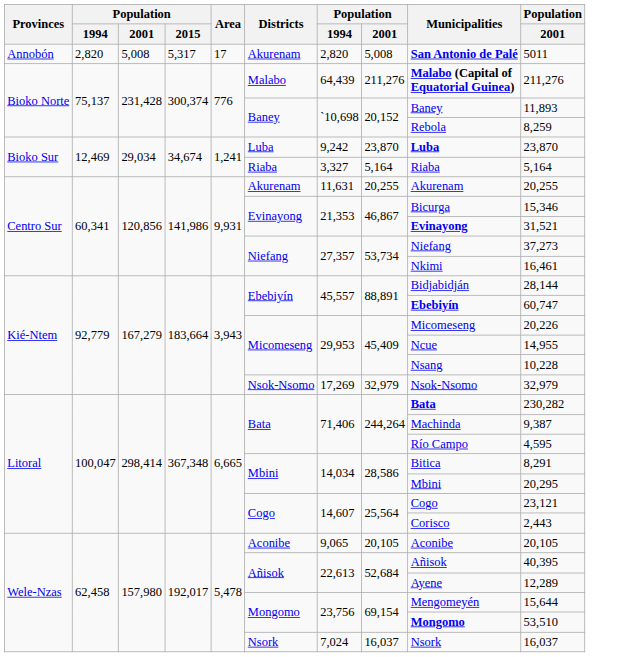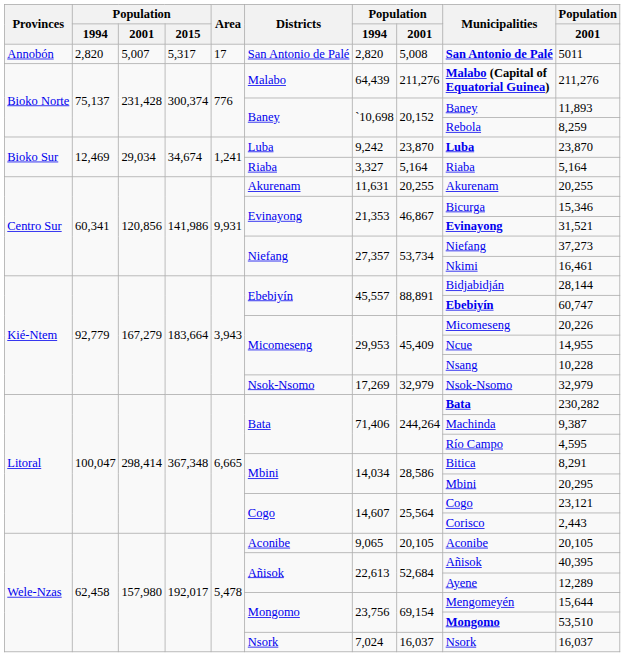(135, 53) 5,008 -> (135, 53) 5,007
(274, 53) Akurenam -> (299, 53) San Antonio de Palé
